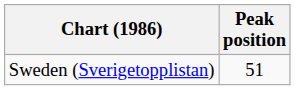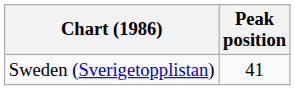(255, 69) 51 -> (255, 69) 41
